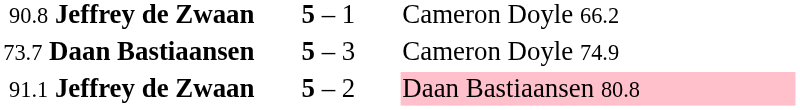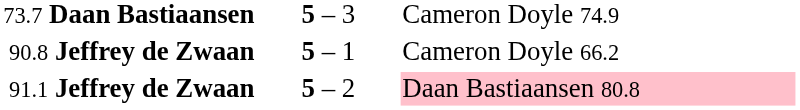rows swapped: (129, 51) <-> (132, 14)
